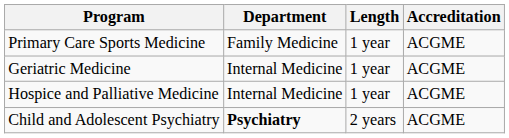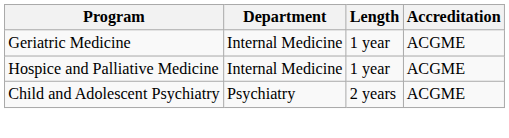- row: (107, 42)
(264, 119) bold -> (261, 94) normal
